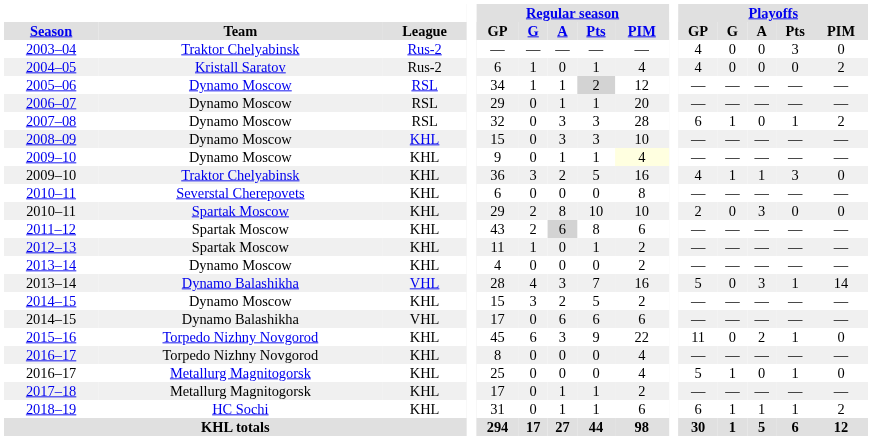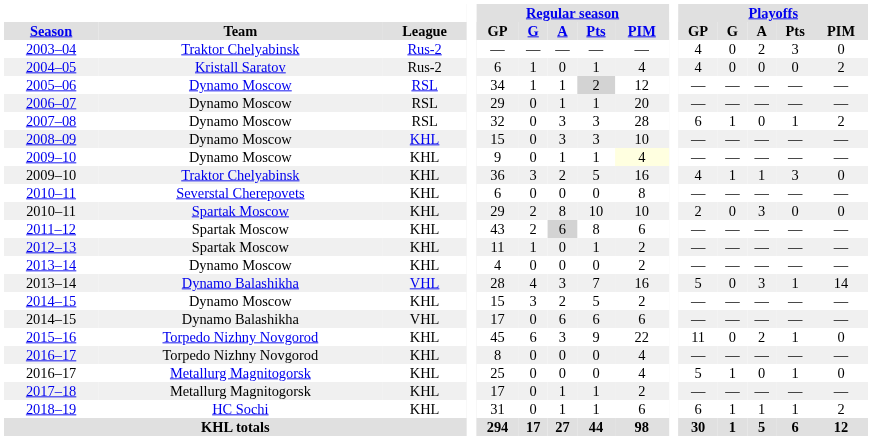(762, 49) 0 -> (762, 49) 2
